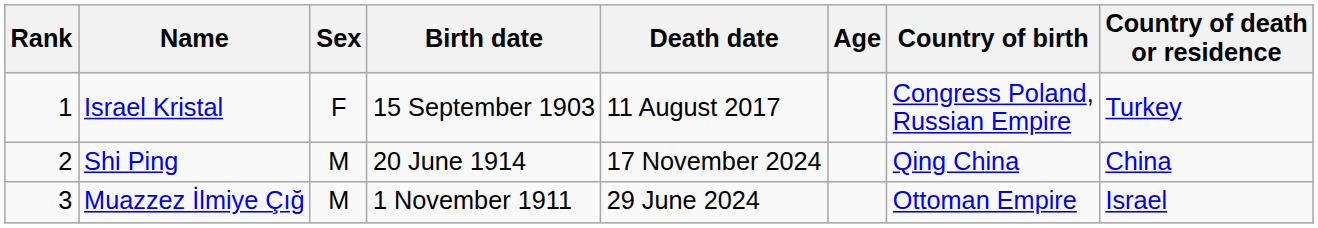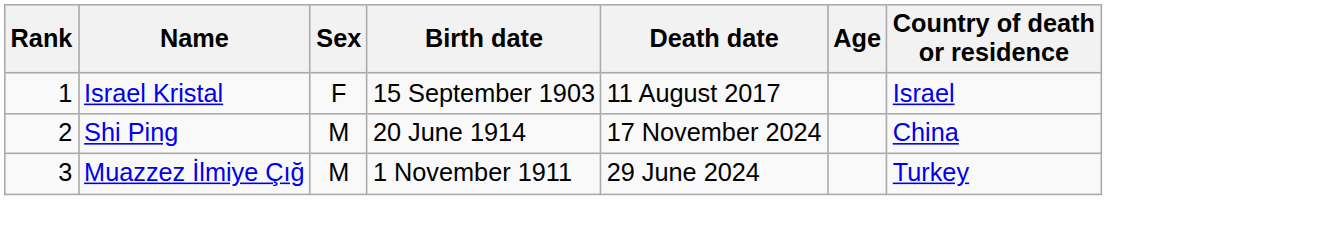- column: (993, 38)
(1144, 107) Turkey -> (924, 93) Israel
(1136, 201) Israel -> (931, 173) Turkey
